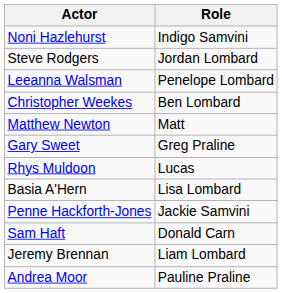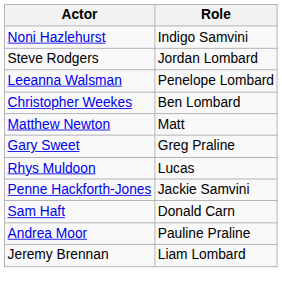- row: (47, 189)
rows swapped: (47, 277) <-> (58, 255)
